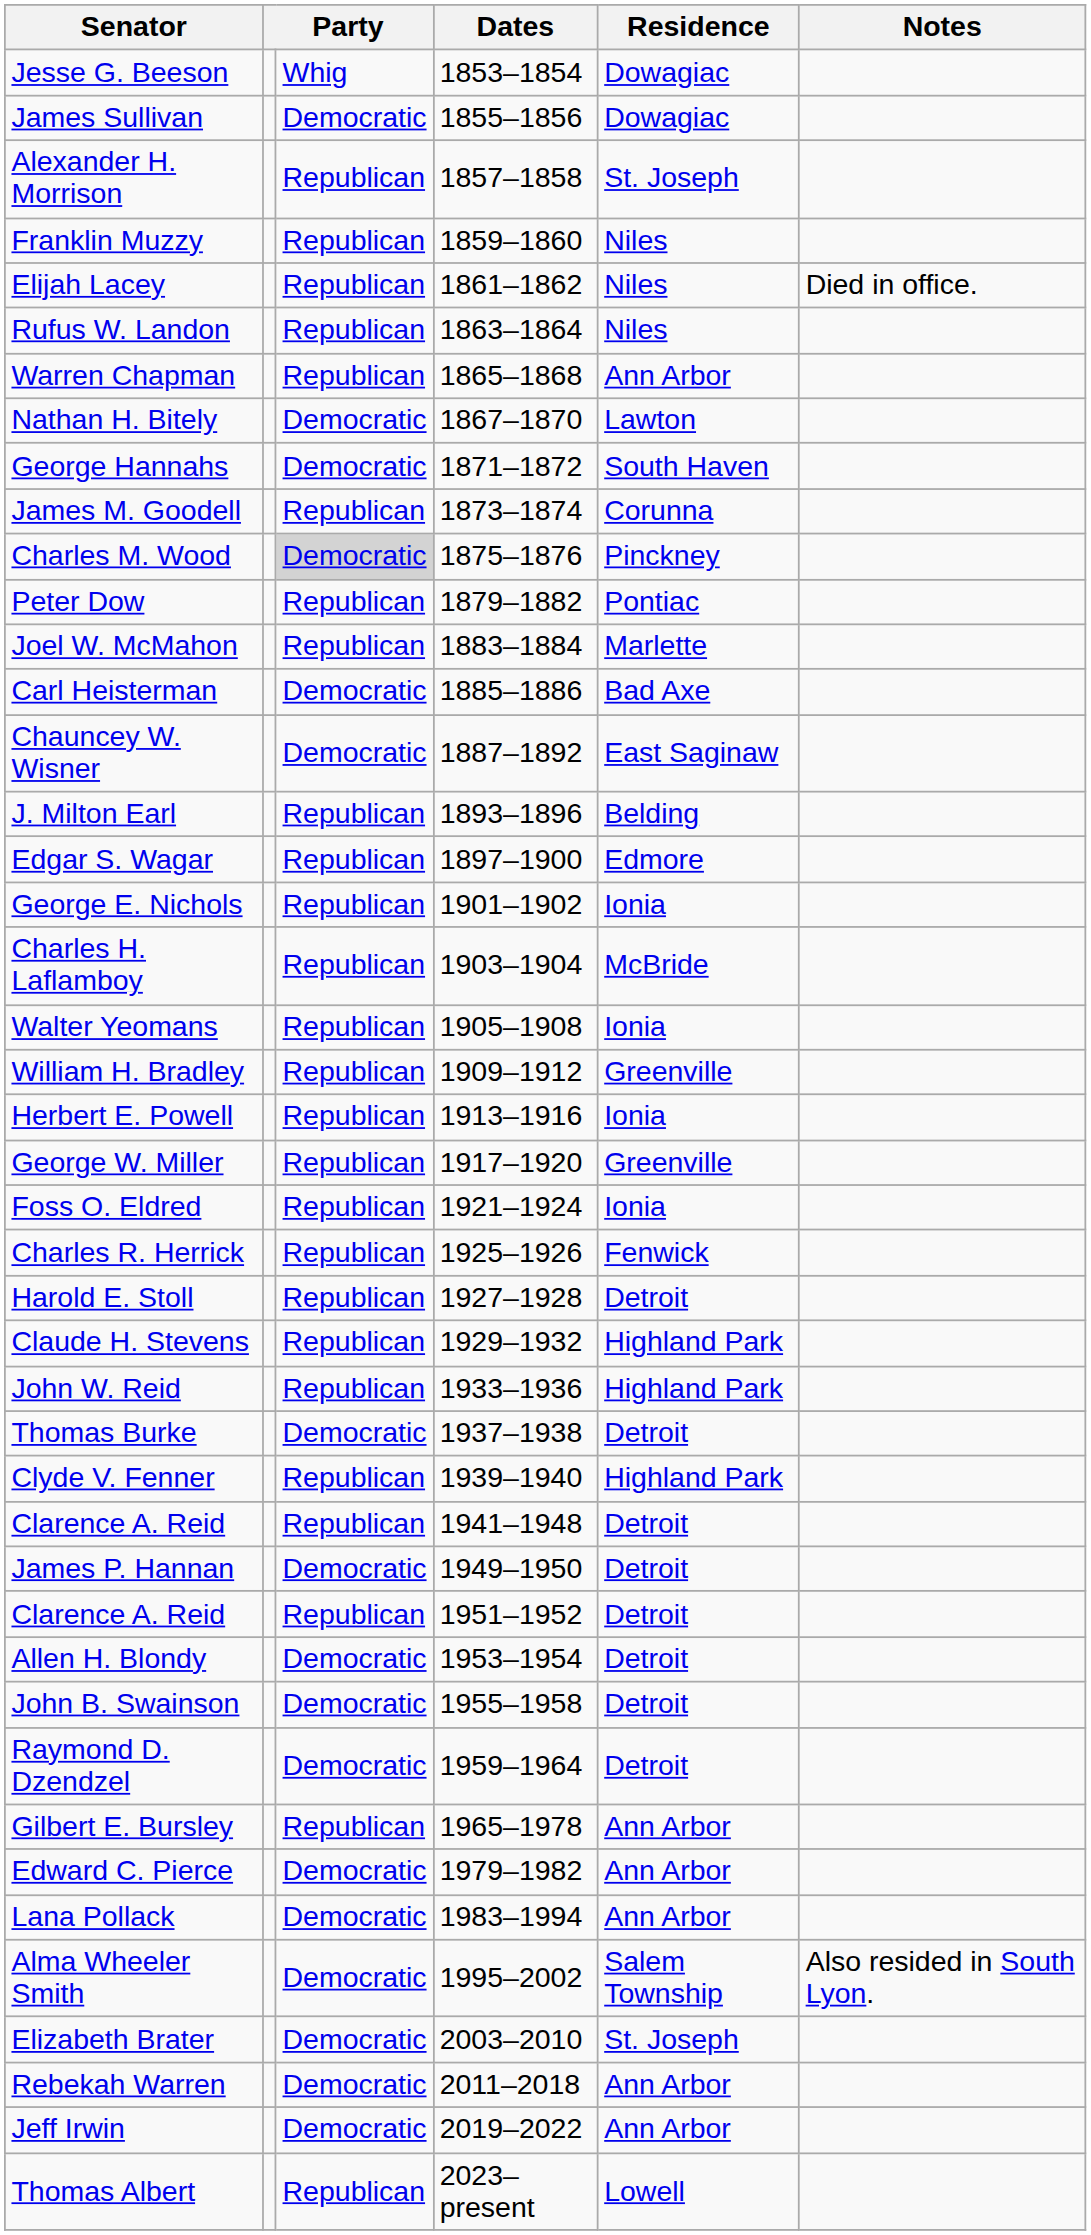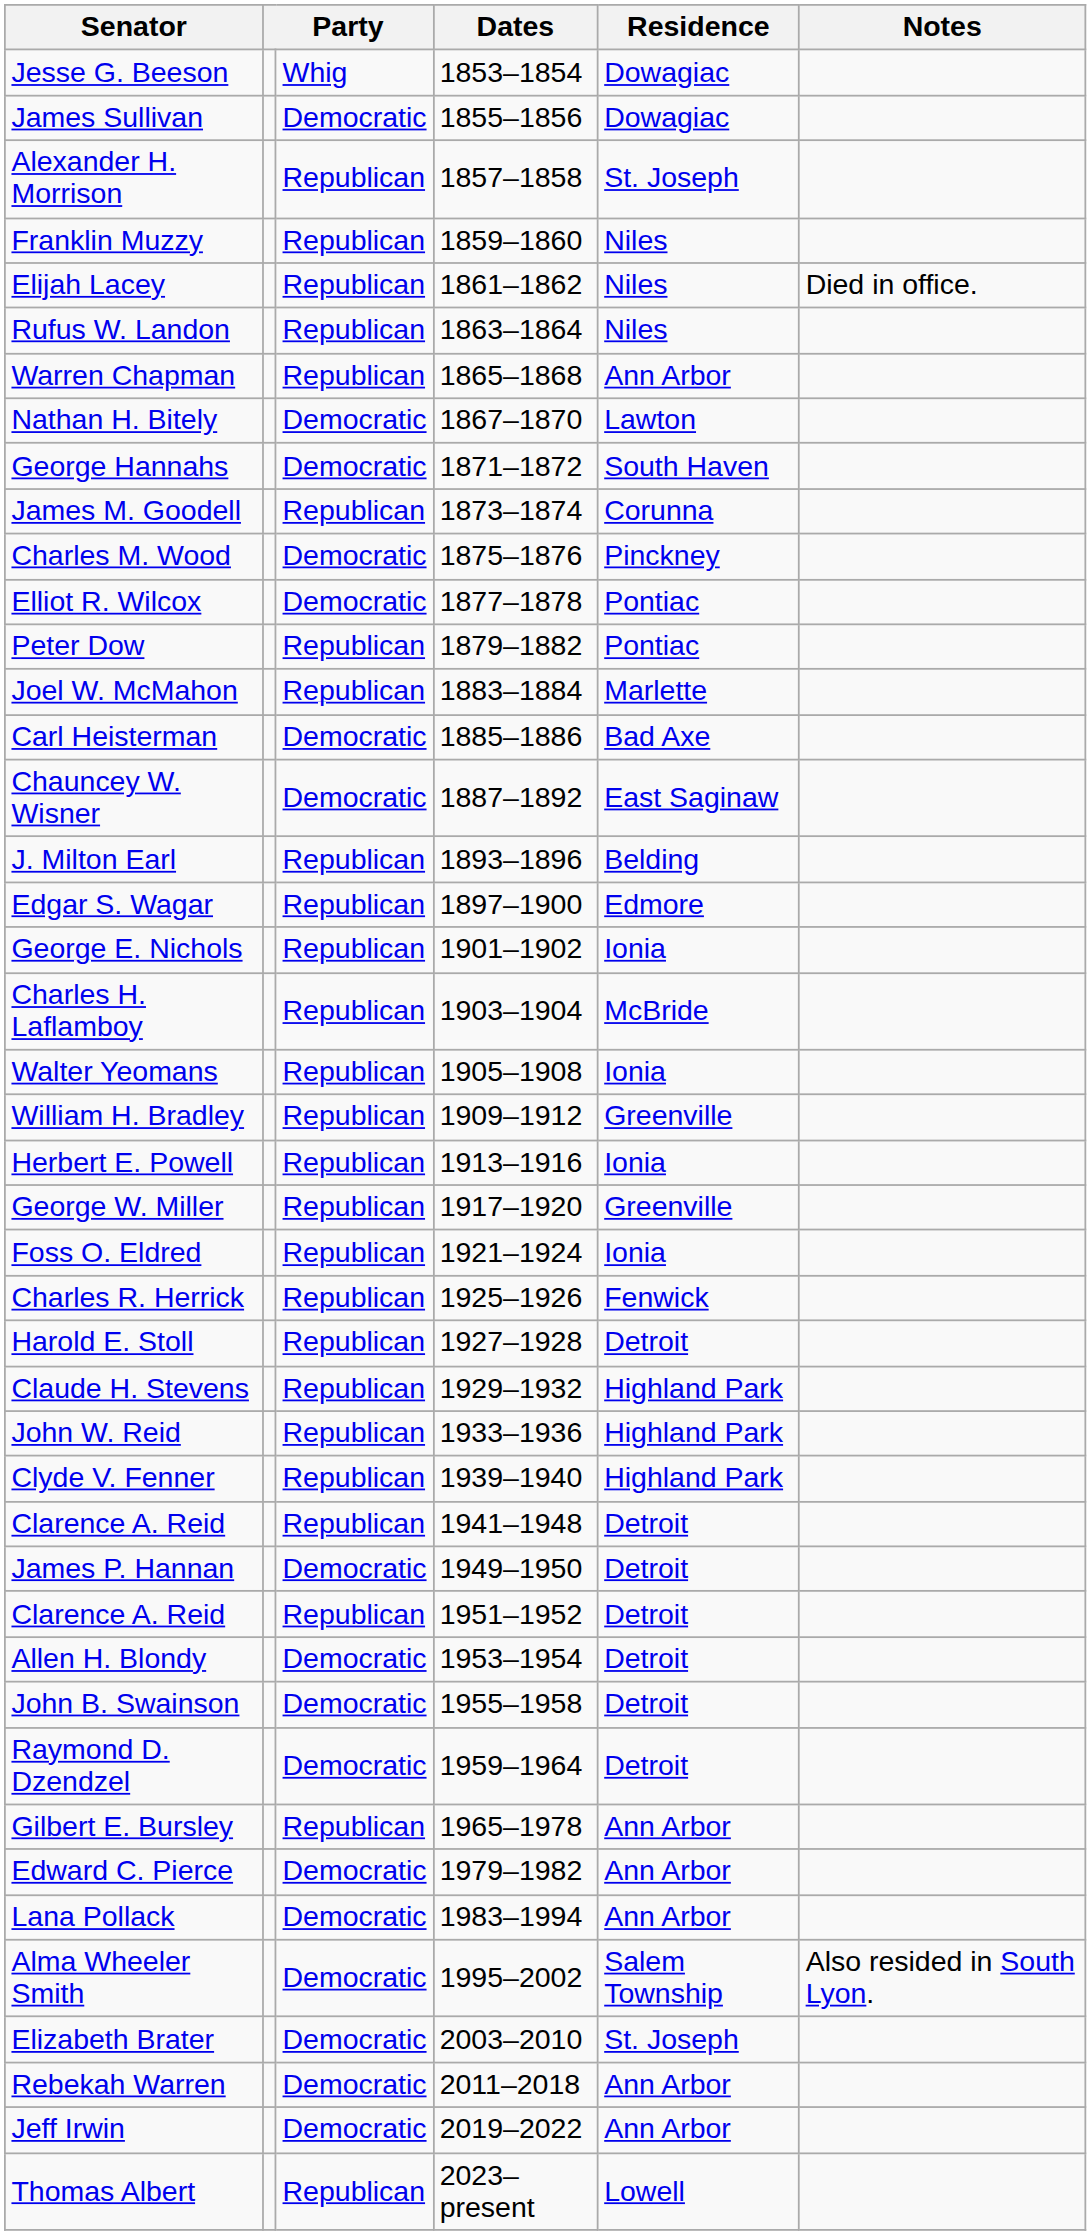(355, 555) lightgrey background -> (355, 555) no background
+ row: (106, 601)
- row: (104, 1433)
